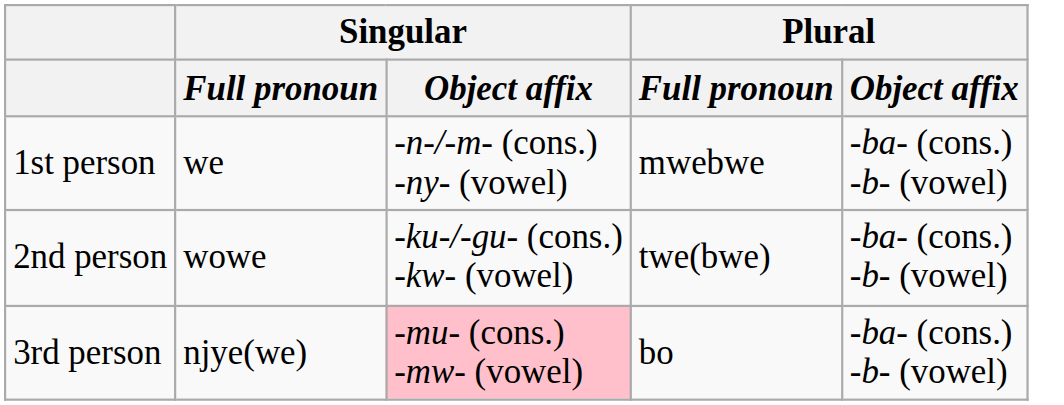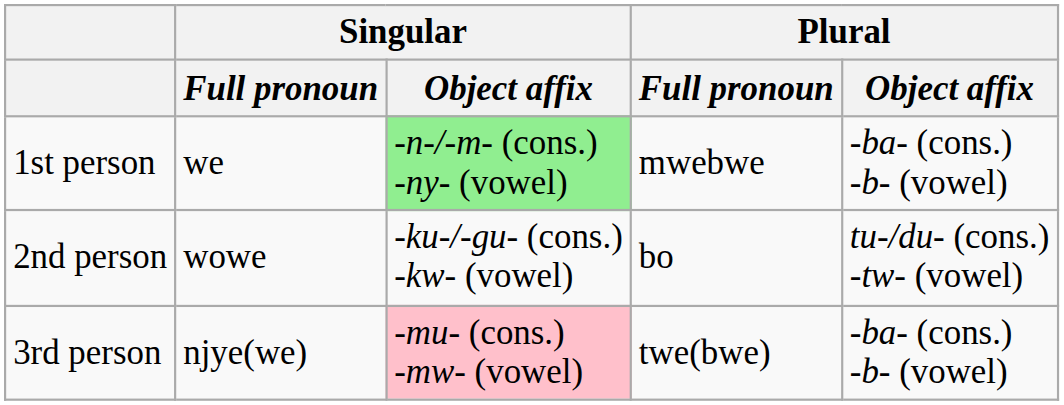(496, 162) no background -> (496, 162) lightgreen background
(705, 256) twe(bwe) -> (656, 256) bo
(931, 256) -ba- (cons.) -b- (vowel) -> (950, 256) tu-/du- (cons.) -tw- (vowel)
(656, 351) bo -> (705, 351) twe(bwe)
